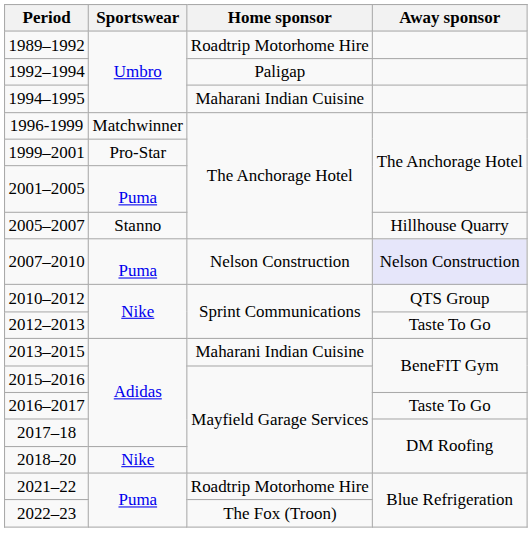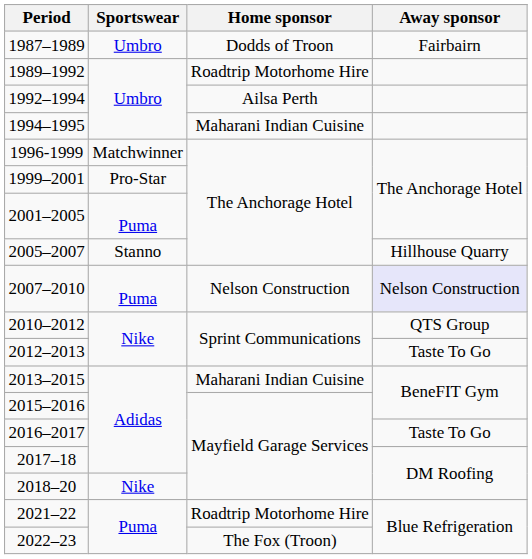+ row: (47, 44)
(280, 71) Paligap -> (280, 98) Ailsa Perth
